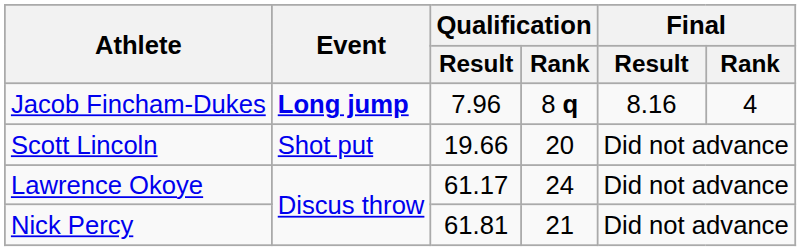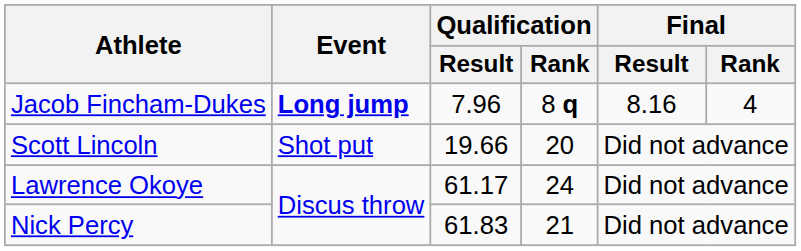(476, 226) 61.81 -> (476, 226) 61.83
